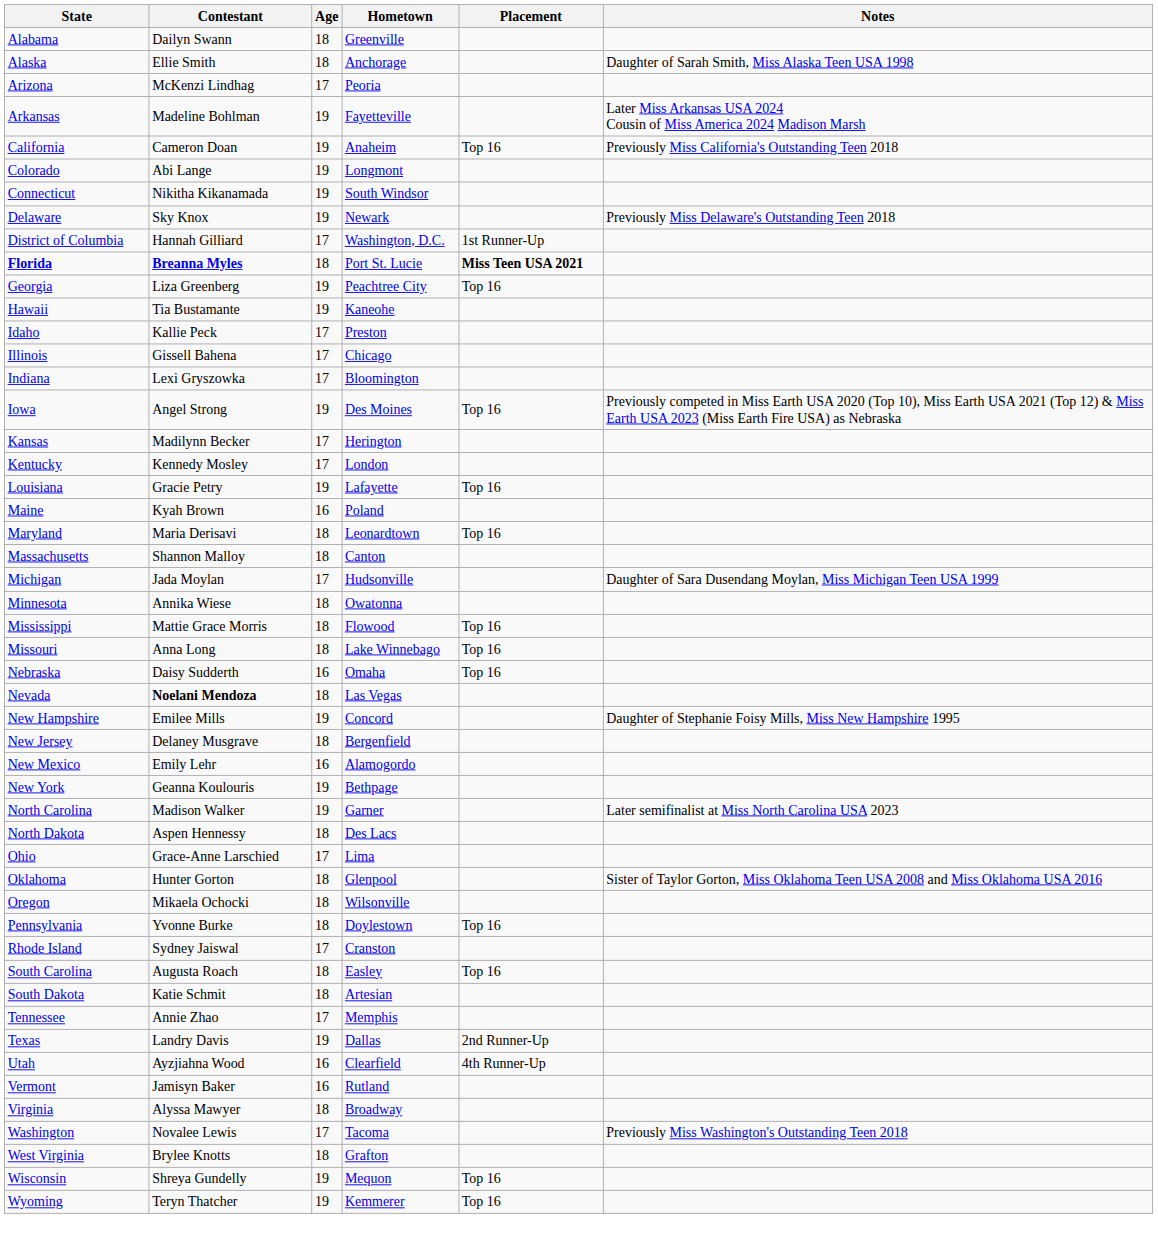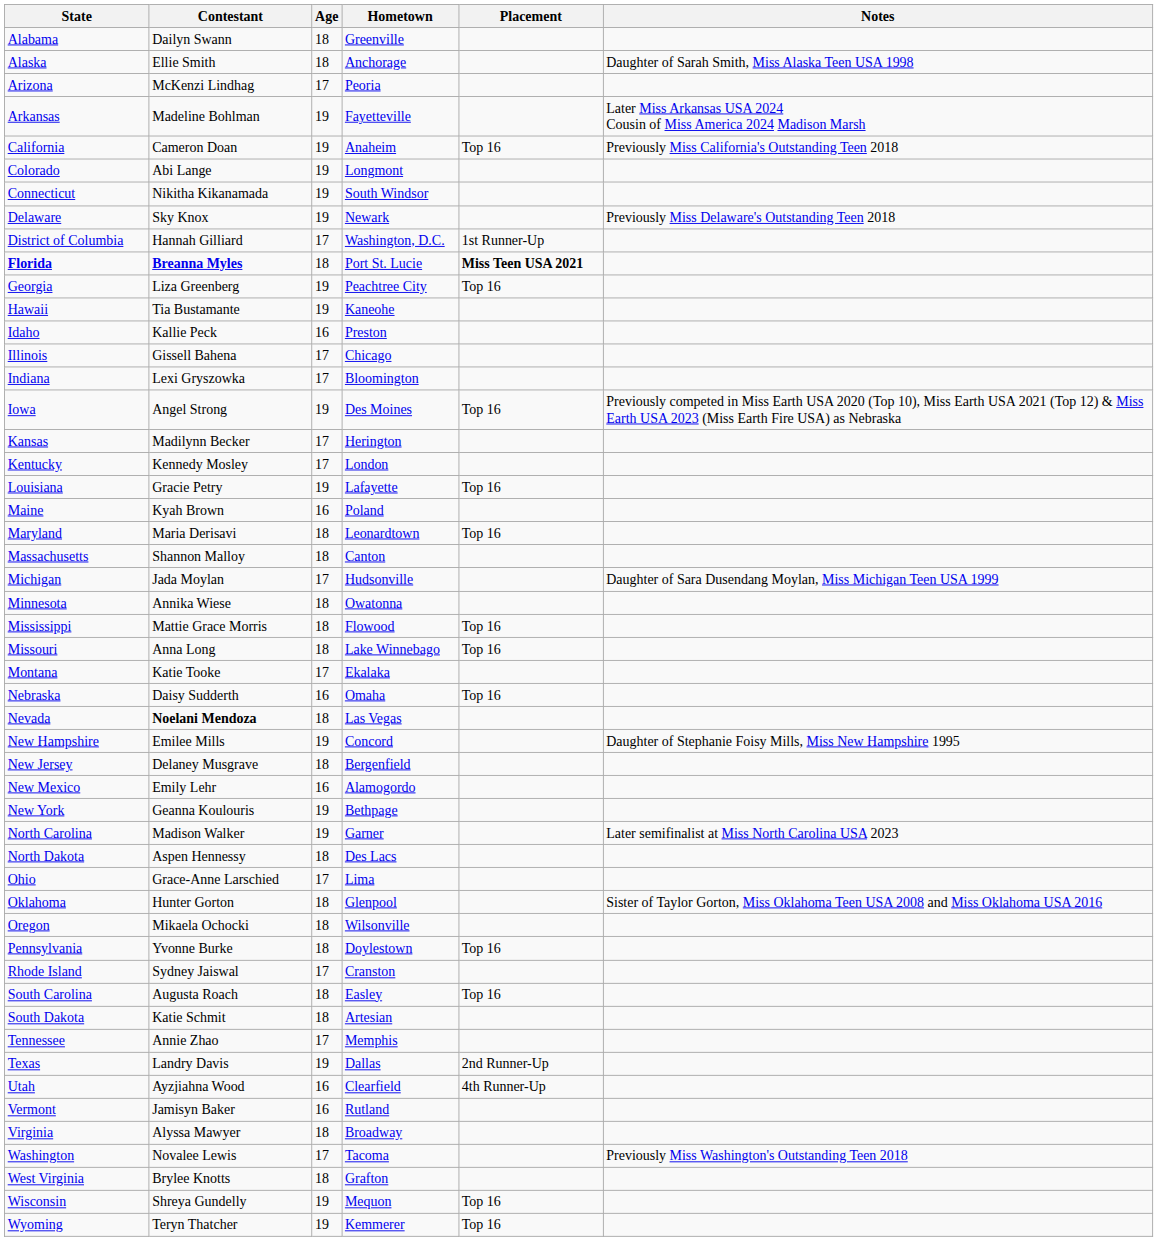(322, 332) 17 -> (322, 332) 16
+ row: (33, 671)
